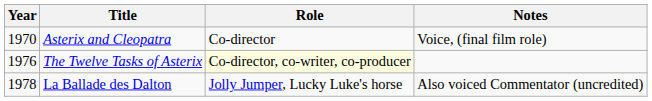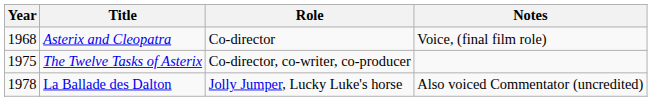(22, 38) 1970 -> (22, 38) 1968
(22, 61) 1976 -> (22, 61) 1975
(310, 61) lightyellow background -> (310, 61) no background
